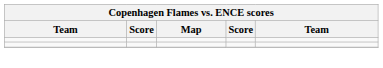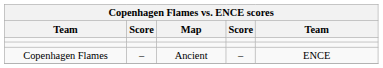+ row: (66, 55)
